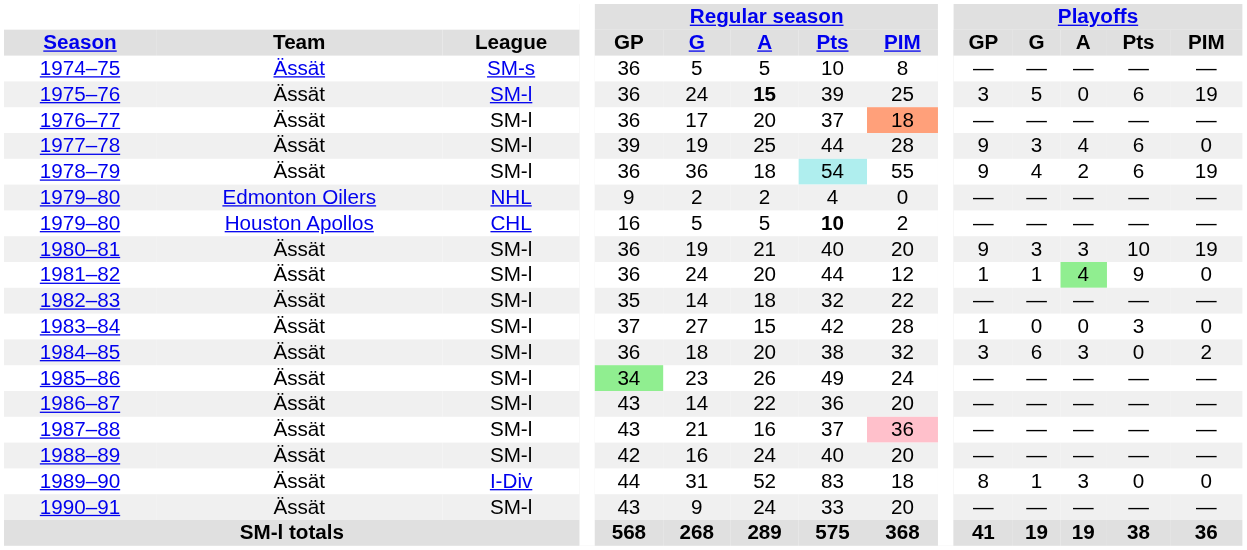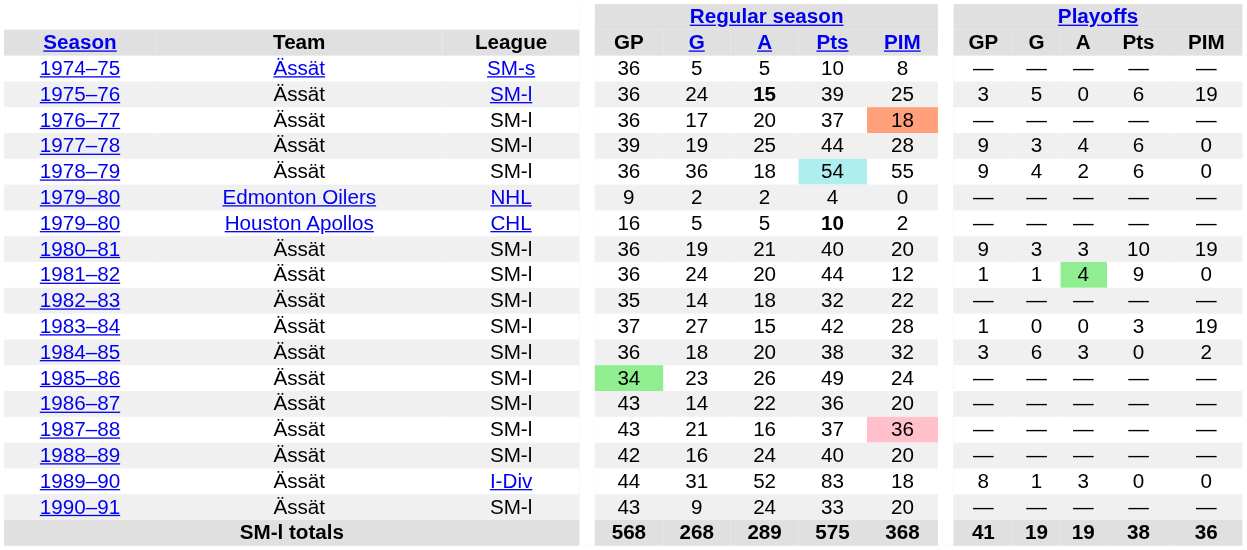(1206, 171) 19 -> (1206, 171) 0
(1206, 326) 0 -> (1206, 326) 19
